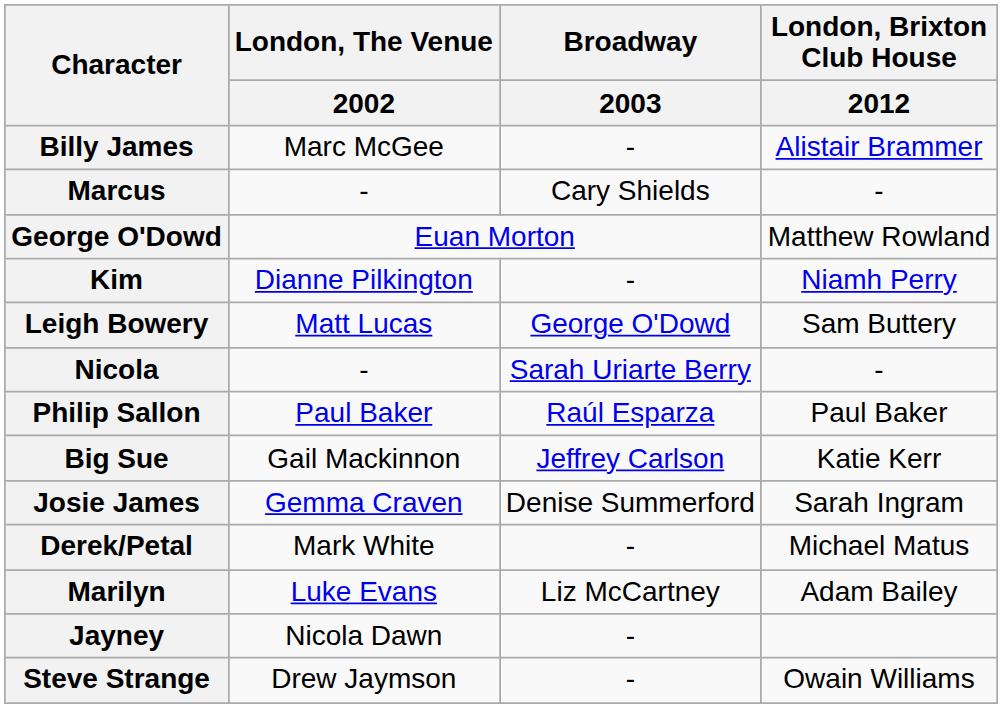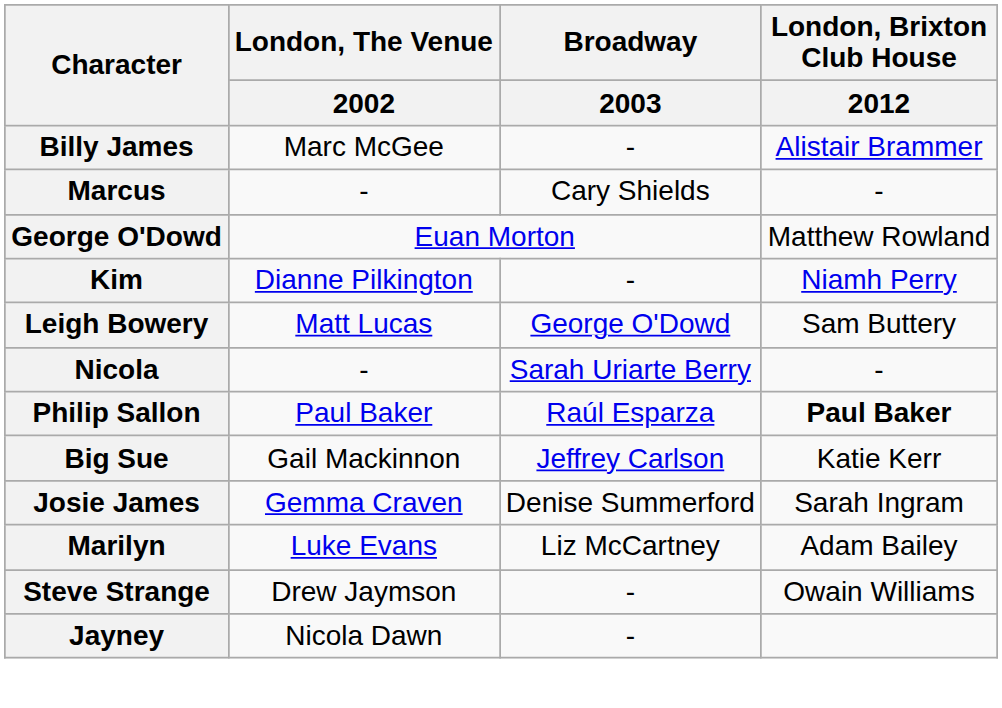(879, 413) normal -> (879, 413) bold
- row: (117, 546)
rows swapped: (117, 679) <-> (117, 635)
